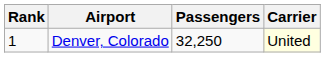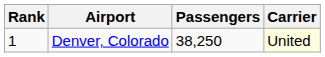(199, 40) 32,250 -> (199, 40) 38,250
